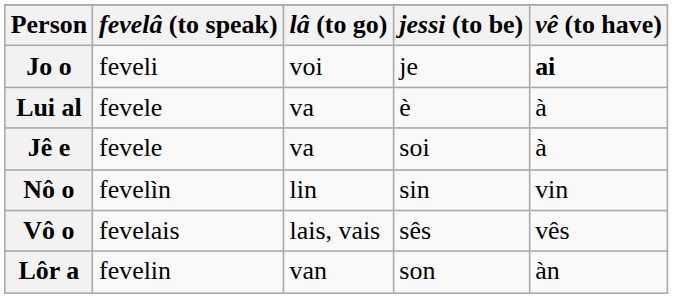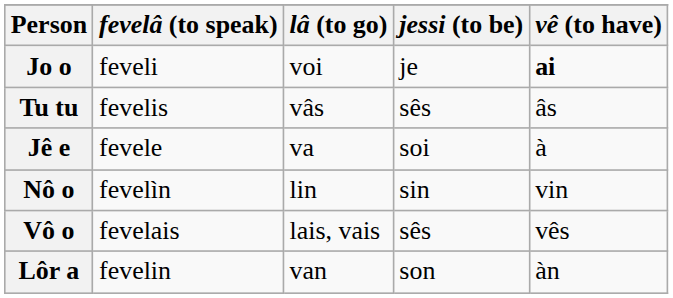+ row: (49, 107)
- row: (49, 107)
